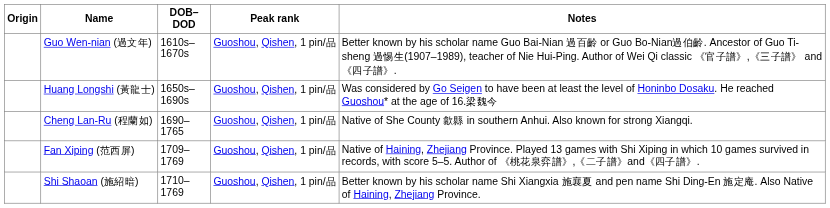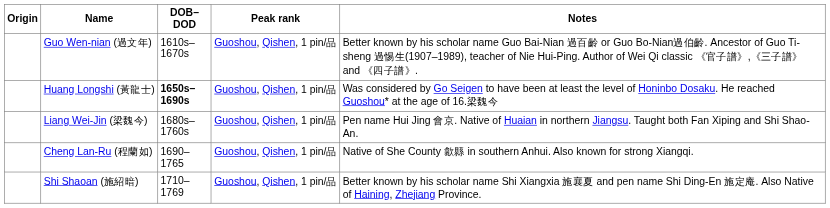(178, 95) normal -> (178, 95) bold
+ row: (96, 121)
- row: (89, 150)
